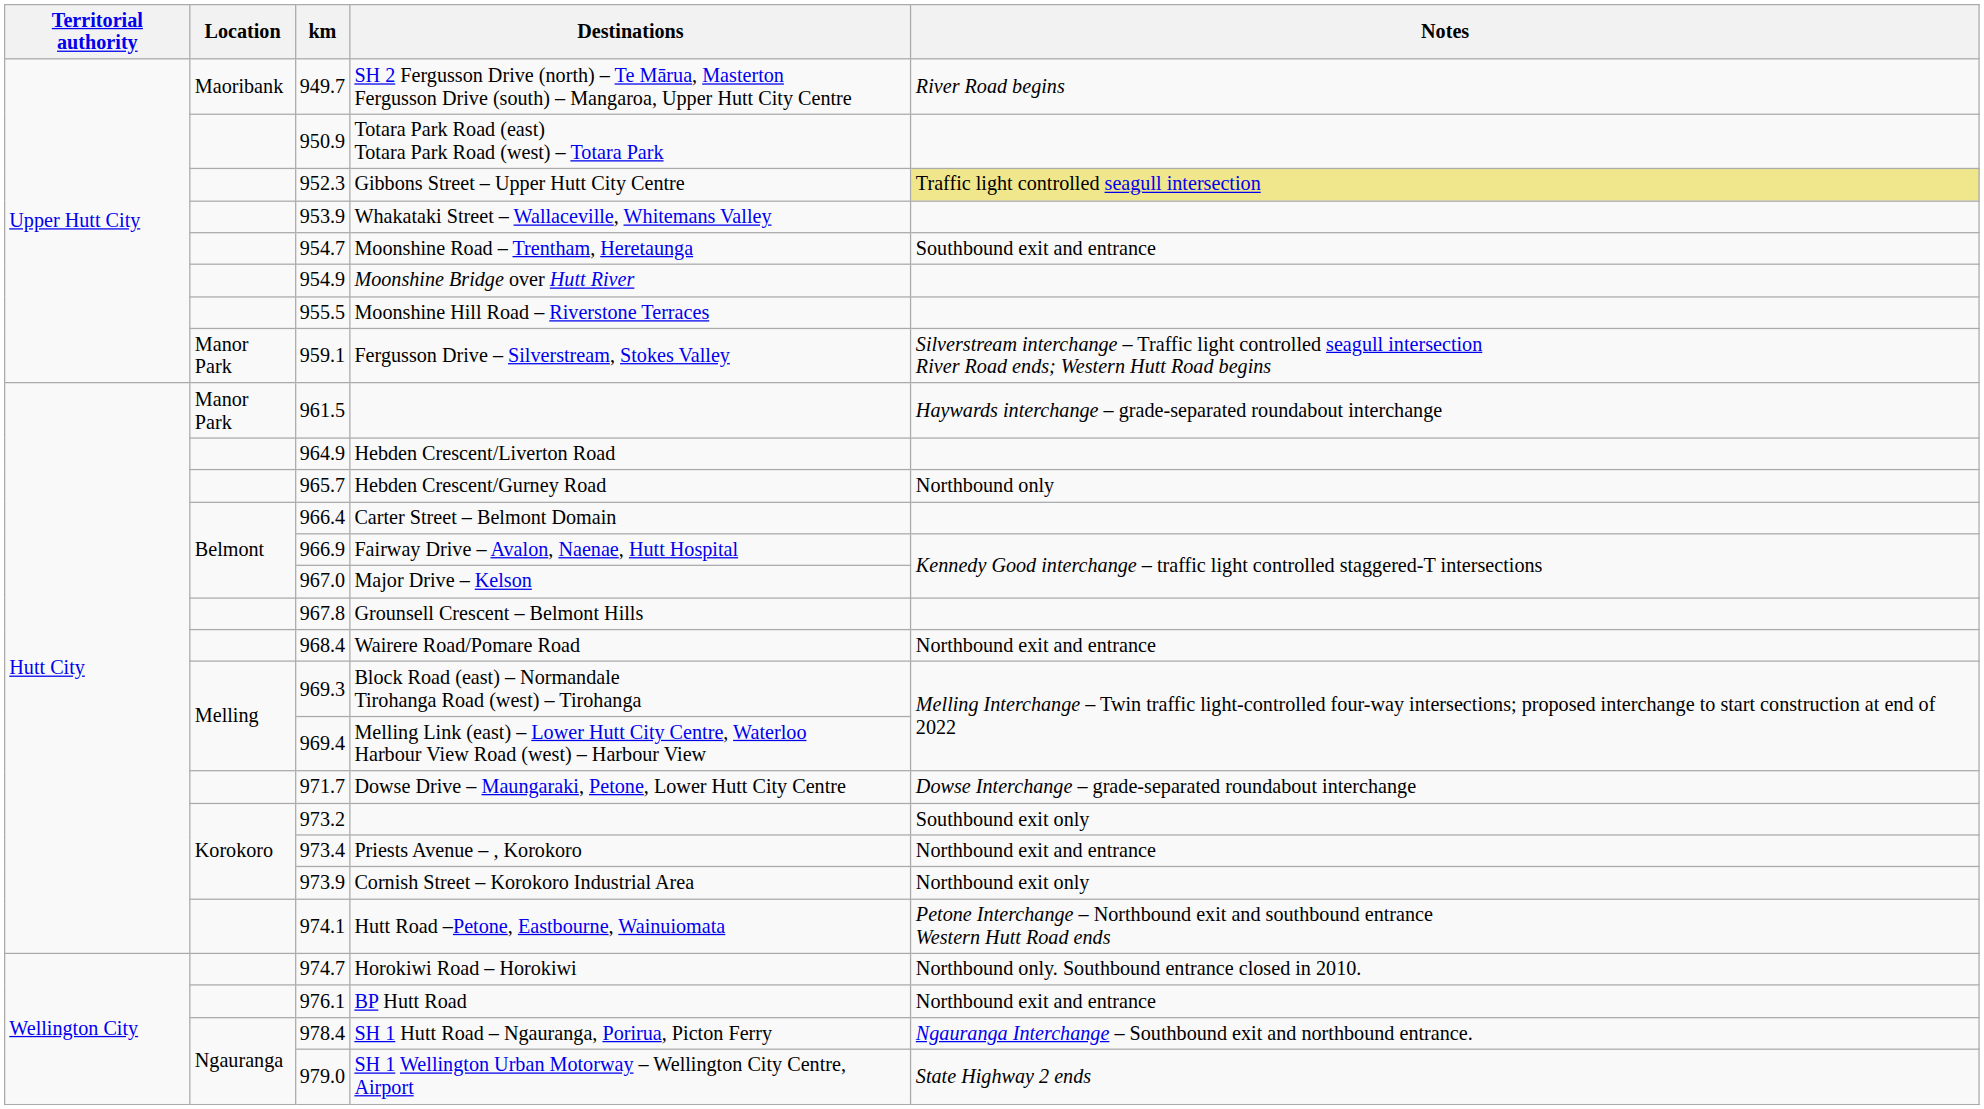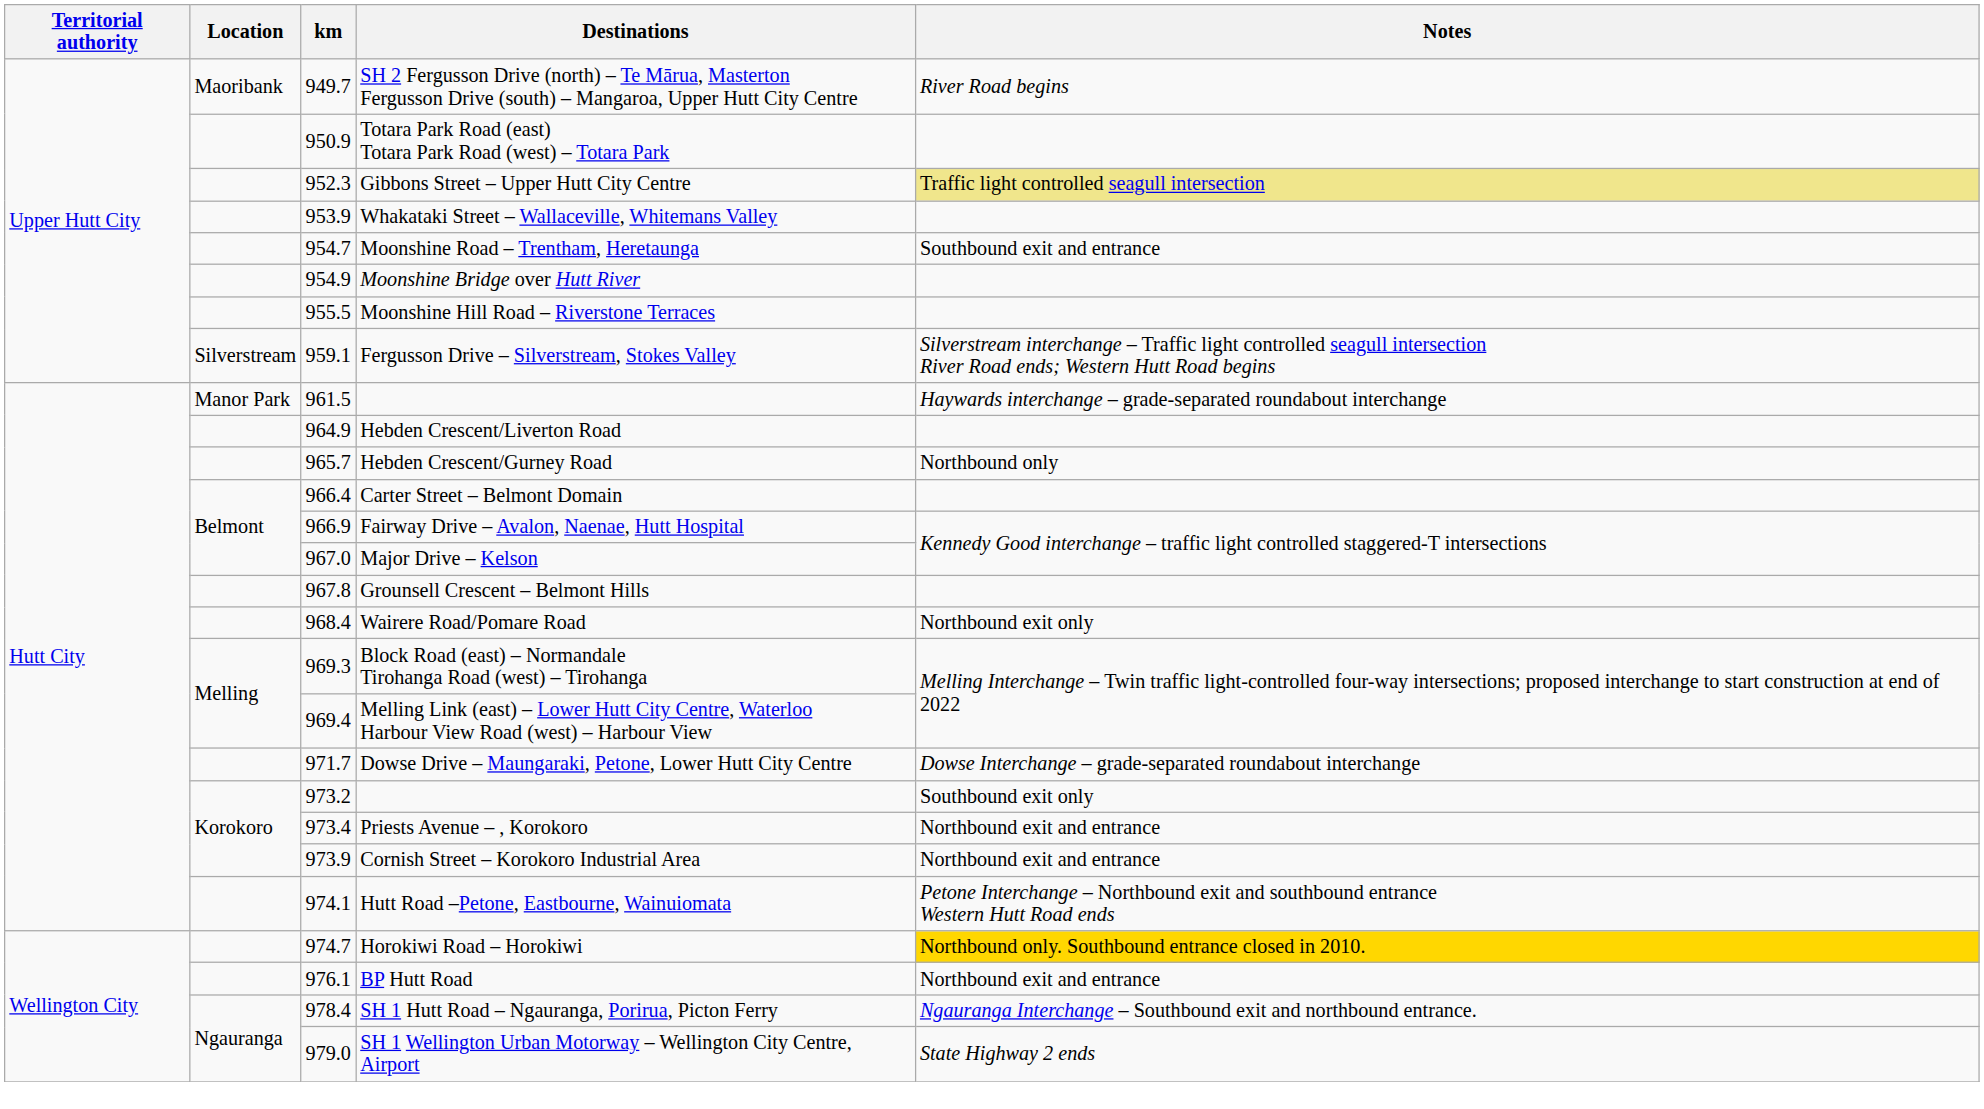(222, 355) Manor Park -> (245, 355) Silverstream
(1036, 645) Northbound exit and entrance -> (1007, 622) Northbound exit only
(1003, 882) Northbound exit only -> (1040, 859) Northbound exit and entrance
(1139, 969) no background -> (1143, 946) gold background
